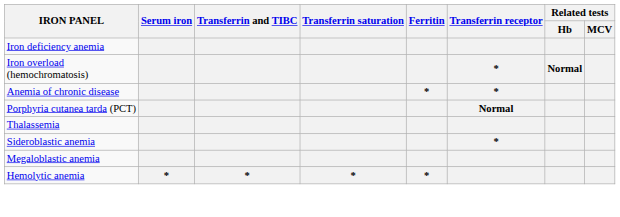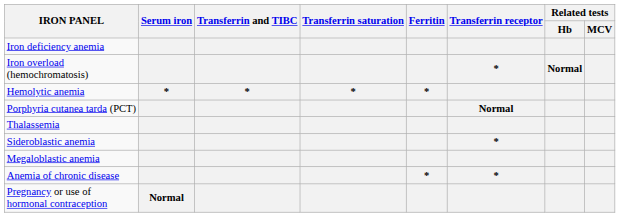rows swapped: (63, 91) <-> (46, 175)
+ row: (57, 198)
